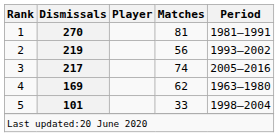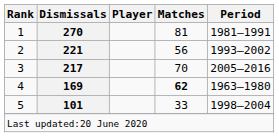(73, 50) 219 -> (73, 50) 221
(181, 68) 74 -> (181, 68) 70
(181, 86) normal -> (181, 86) bold
